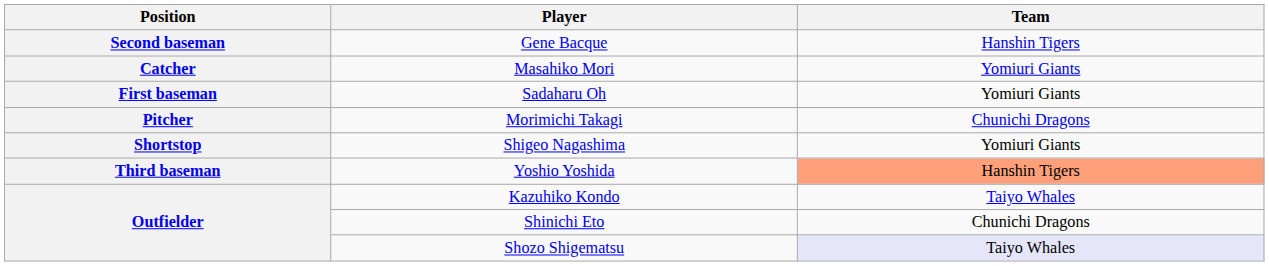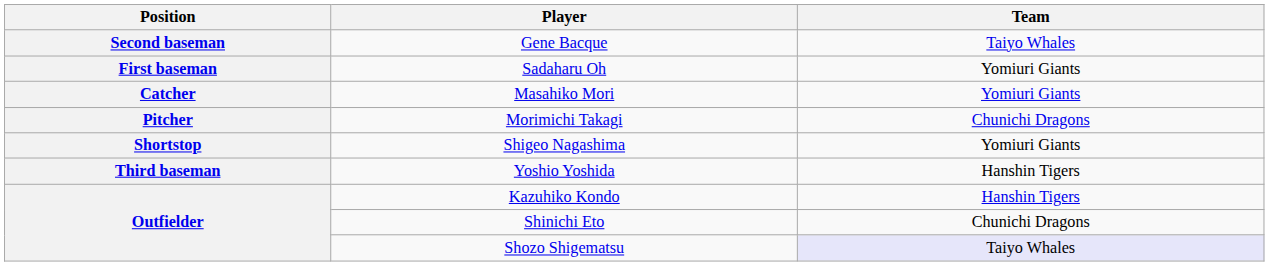(1031, 42) Hanshin Tigers -> (1031, 42) Taiyo Whales
rows swapped: (564, 68) <-> (564, 94)
(1031, 171) lightsalmon background -> (1031, 171) no background
(1031, 196) Taiyo Whales -> (1031, 196) Hanshin Tigers
